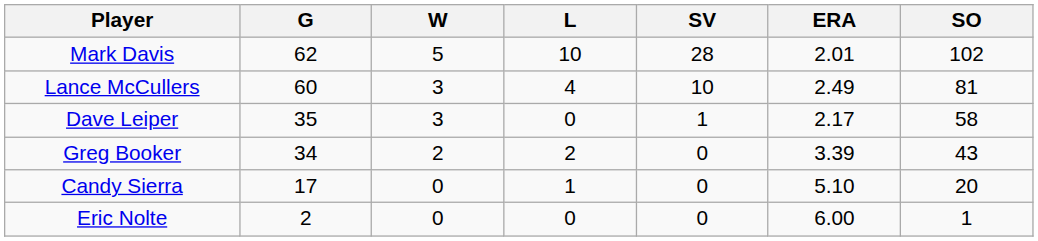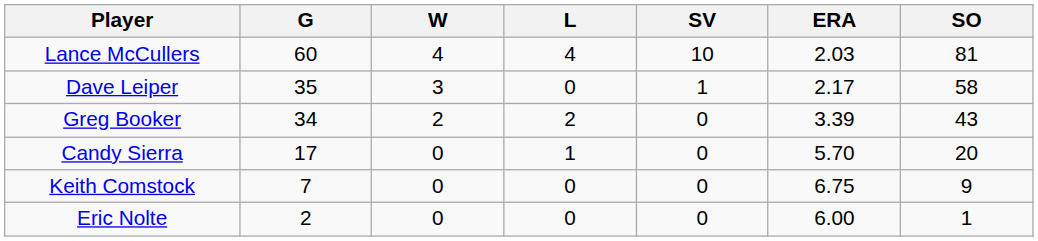- row: (122, 53)
(438, 86) 3 -> (438, 53) 4
(834, 86) 2.49 -> (834, 53) 2.03
(834, 185) 5.10 -> (834, 152) 5.70
+ row: (122, 185)
